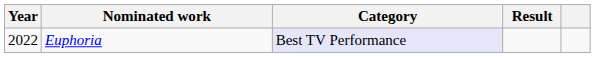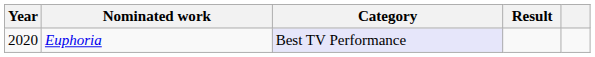(23, 40) 2022 -> (23, 40) 2020
